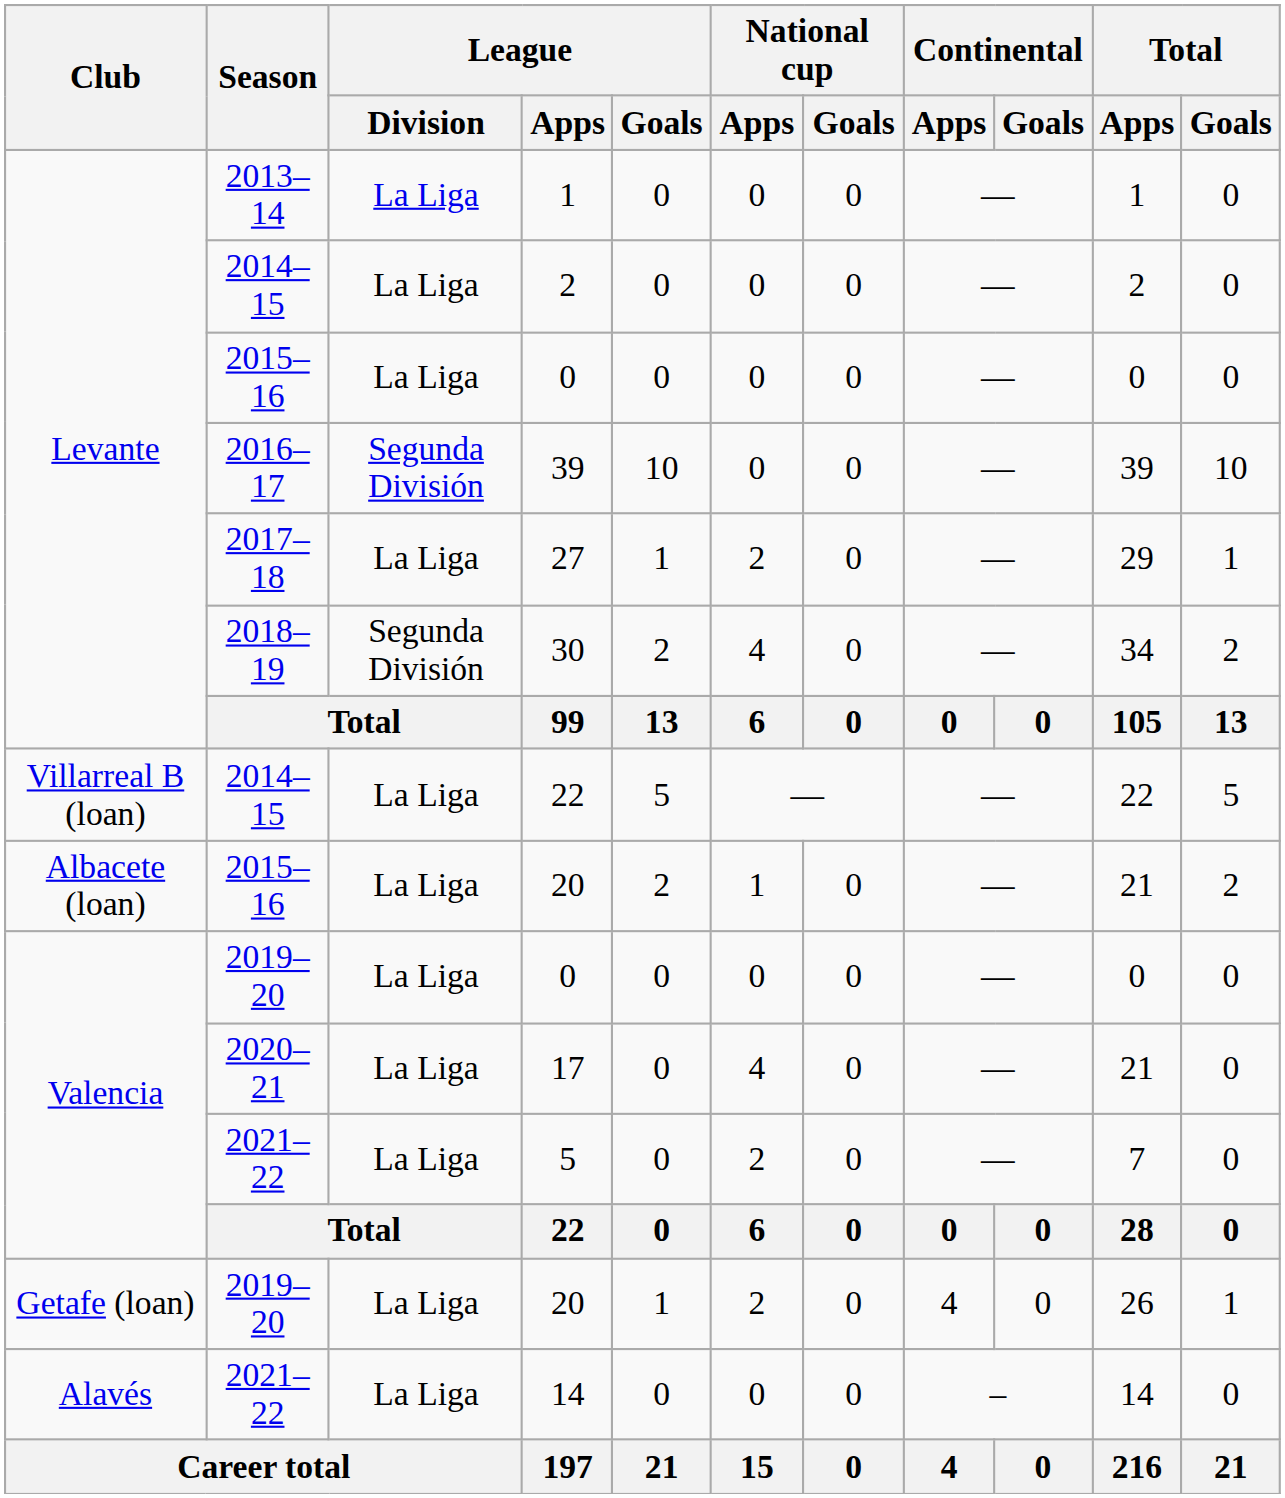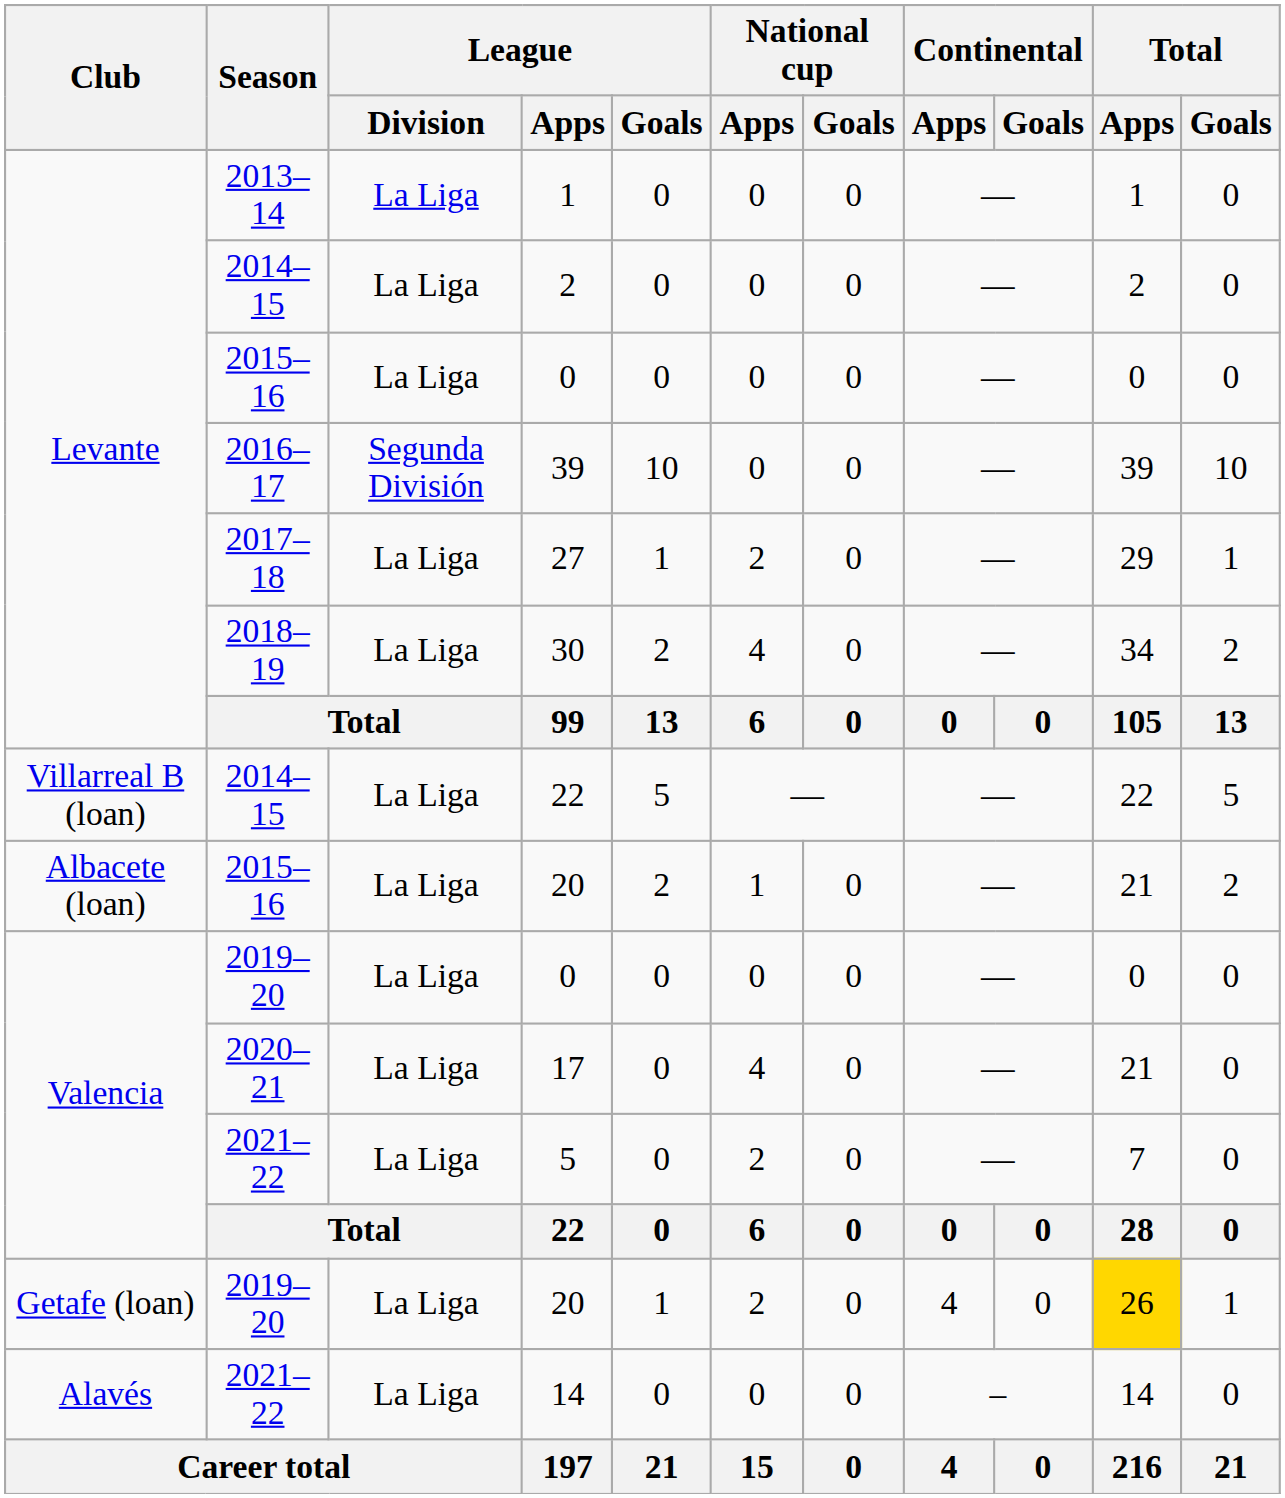(426, 649) Segunda División -> (426, 649) La Liga
(1137, 1302) no background -> (1137, 1302) gold background
